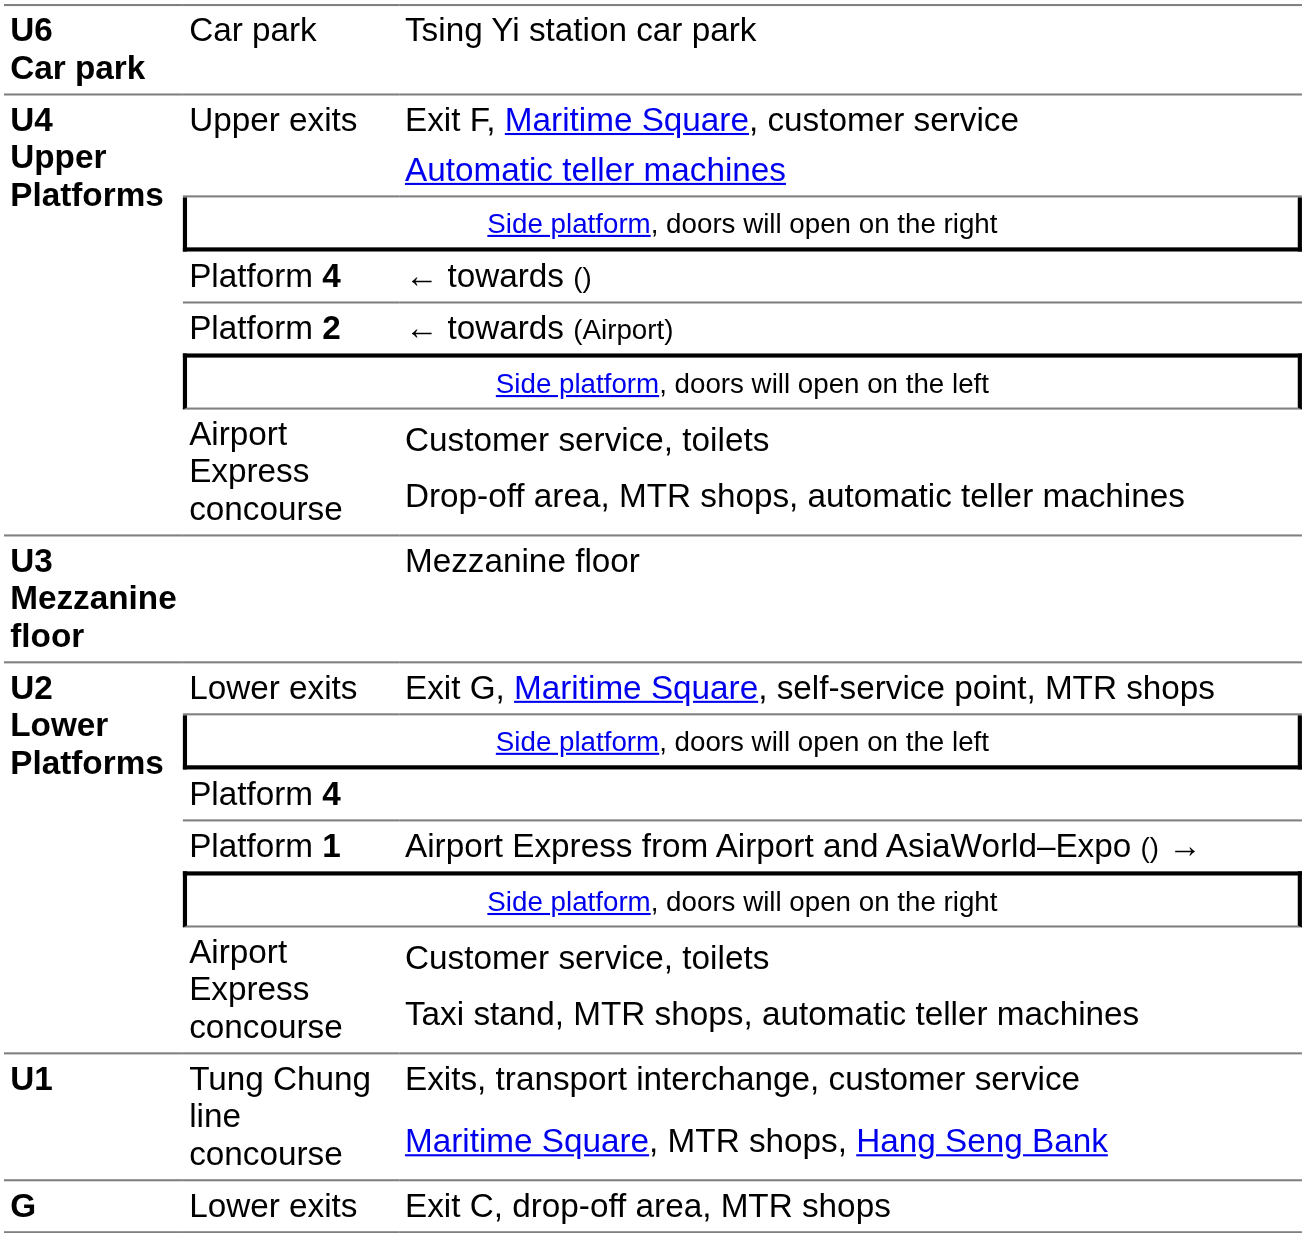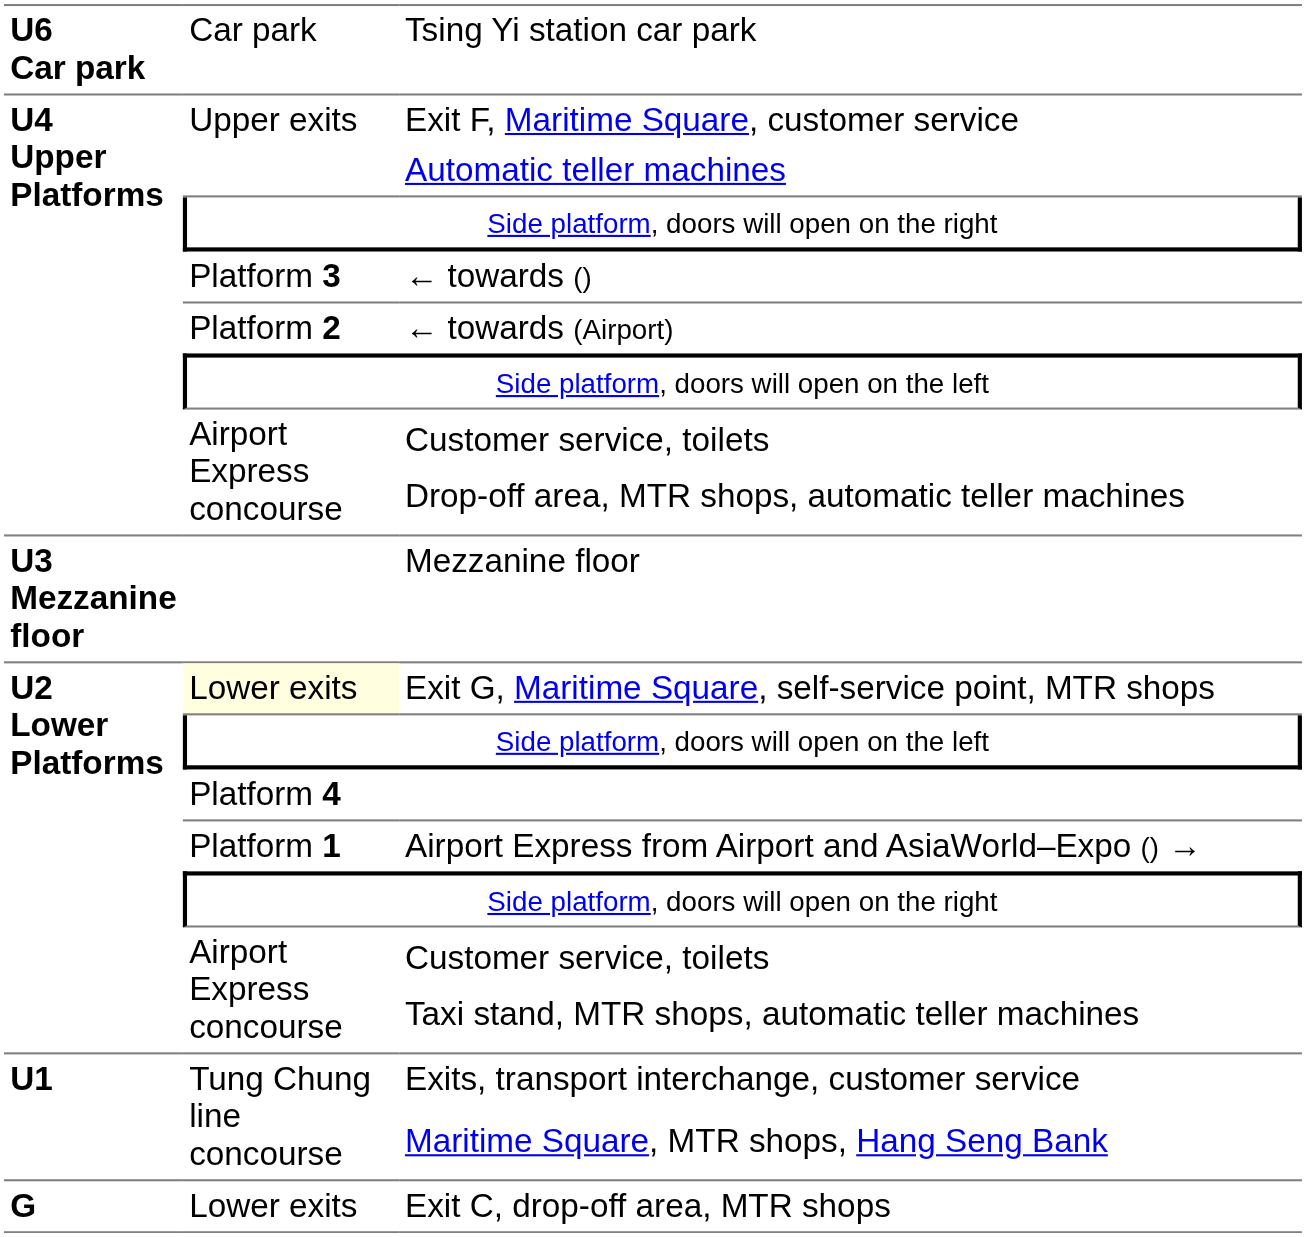(265, 275) Platform 4 -> (265, 275) Platform 3
(273, 687) no background -> (273, 687) lightyellow background
